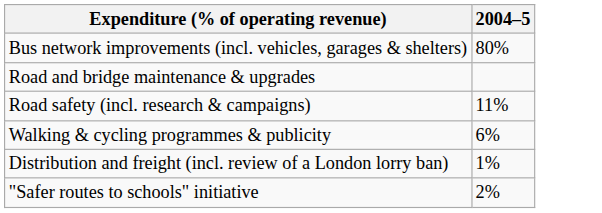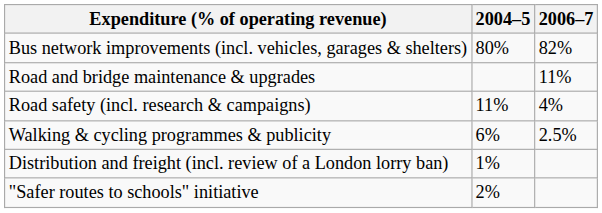+ column: (566, 18)
